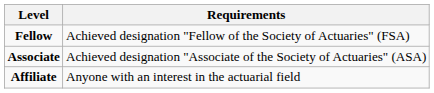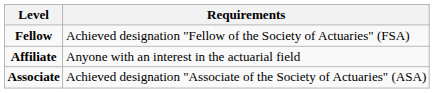rows swapped: (34, 56) <-> (34, 77)
